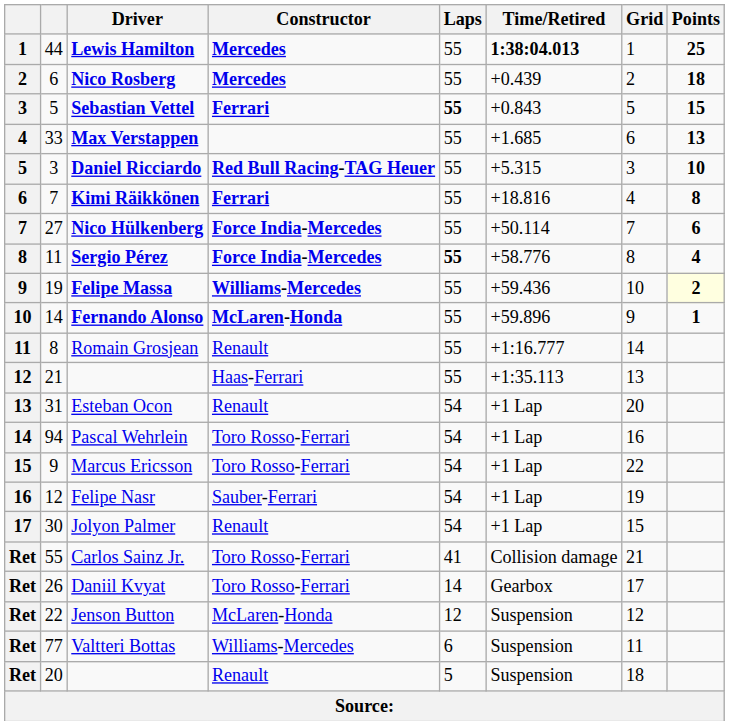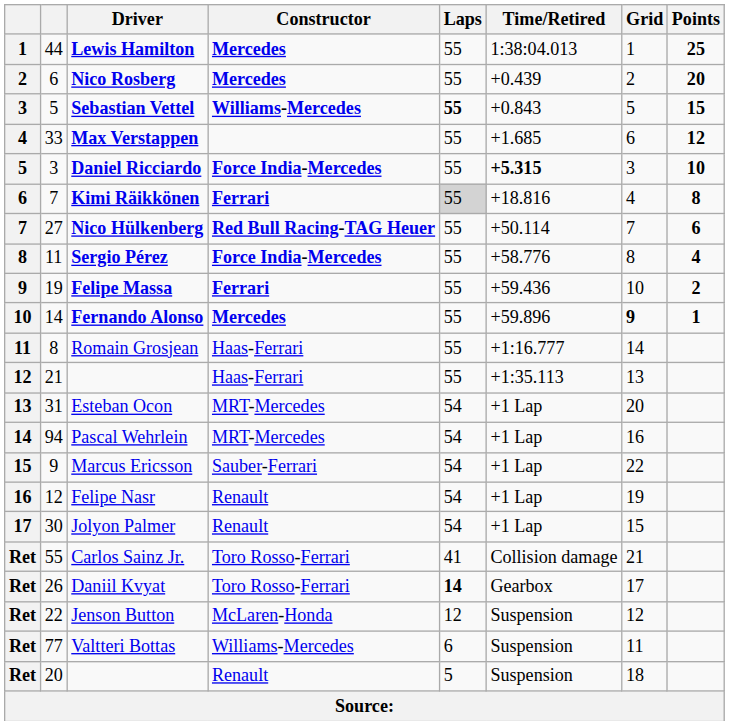(535, 48) bold -> (534, 48) normal
(696, 78) 18 -> (696, 78) 20
(241, 108) Ferrari -> (286, 108) Williams-Mercedes
(696, 138) 13 -> (696, 138) 12
(324, 168) Red Bull Racing-TAG Heuer -> (297, 168) Force India-Mercedes
(516, 168) normal -> (516, 168) bold
(453, 198) no background -> (453, 198) lightgrey background
(297, 227) Force India-Mercedes -> (324, 227) Red Bull Racing-TAG Heuer
(453, 257) bold -> (453, 257) normal
(286, 287) Williams-Mercedes -> (241, 287) Ferrari
(696, 287) lightyellow background -> (696, 287) no background
(277, 317) McLaren-Honda -> (249, 317) Mercedes
(631, 317) normal -> (631, 317) bold
(240, 347) Renault -> (258, 347) Haas-Ferrari
(240, 406) Renault -> (268, 406) MRT-Mercedes
(281, 436) Toro Rosso-Ferrari -> (268, 436) MRT-Mercedes
(281, 466) Toro Rosso-Ferrari -> (265, 466) Sauber-Ferrari
(265, 496) Sauber-Ferrari -> (240, 496) Renault
(453, 586) normal -> (453, 586) bold
